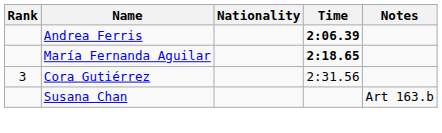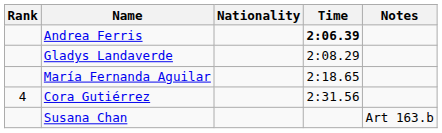+ row: (108, 56)
(333, 56) bold -> (333, 76) normal
(23, 76) 3 -> (23, 97) 4
